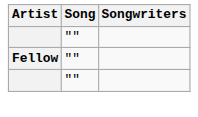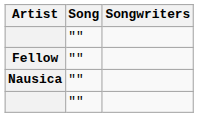+ row: (35, 80)
